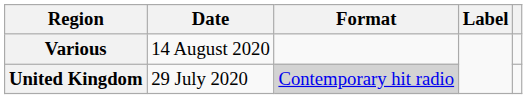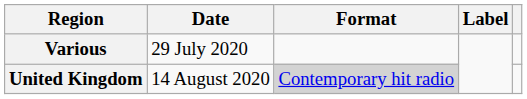(210, 49) 14 August 2020 -> (200, 49) 29 July 2020
(200, 78) 29 July 2020 -> (210, 78) 14 August 2020
